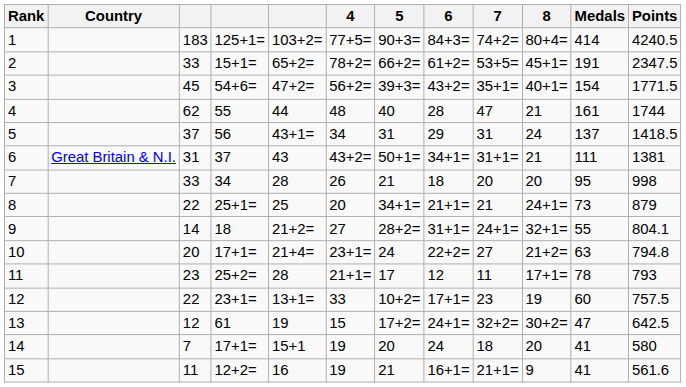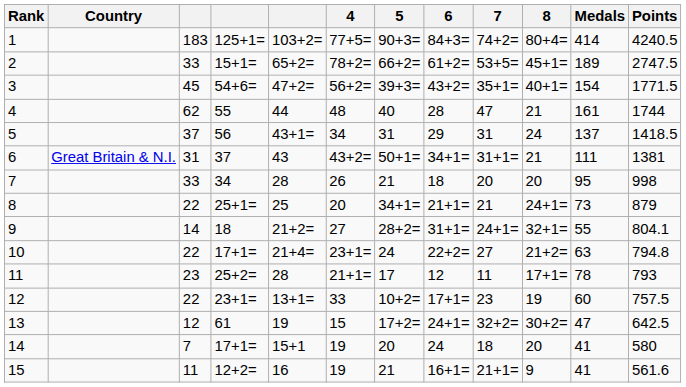(587, 63) 191 -> (587, 63) 189
(655, 63) 2347.5 -> (655, 63) 2747.5
(191, 252) 20 -> (191, 252) 22
